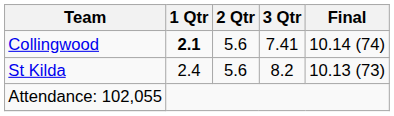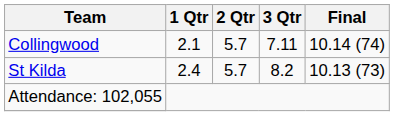(189, 44) bold -> (189, 44) normal
(236, 44) 5.6 -> (236, 44) 5.7
(282, 44) 7.41 -> (282, 44) 7.11
(236, 70) 5.6 -> (236, 70) 5.7
